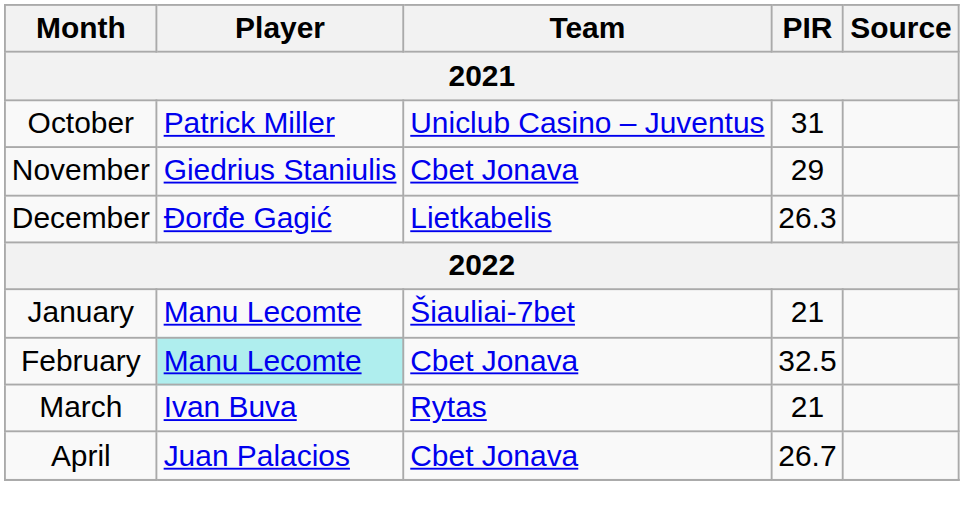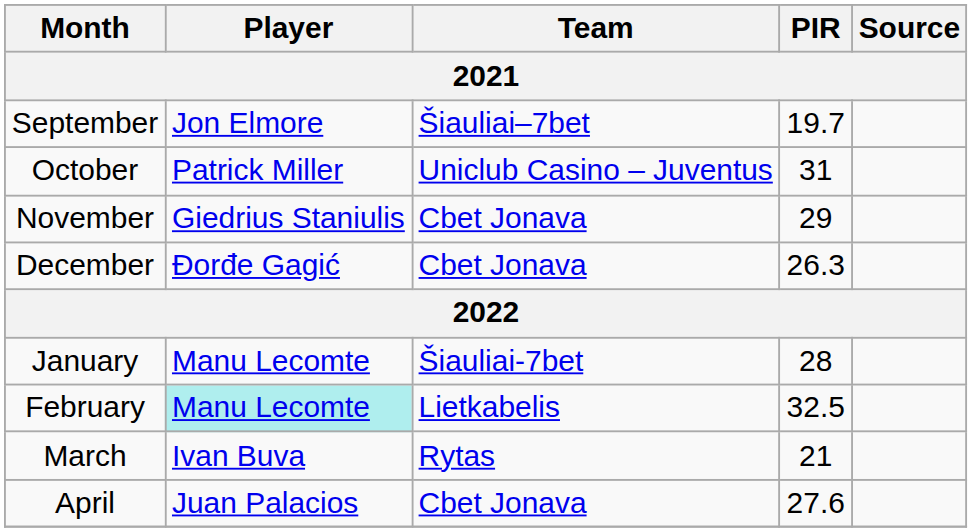+ row: (85, 123)
(481, 218) Lietkabelis -> (503, 265) Cbet Jonava
(807, 312) 21 -> (816, 360) 28
(494, 360) Cbet Jonava -> (489, 407) Lietkabelis
(807, 455) 26.7 -> (816, 502) 27.6
